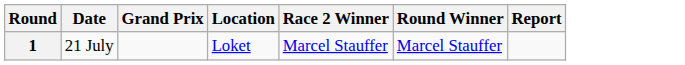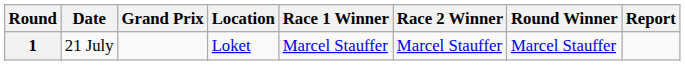+ column: (336, 17)
